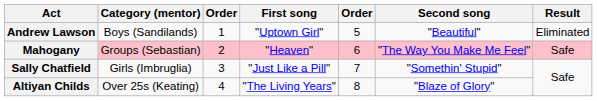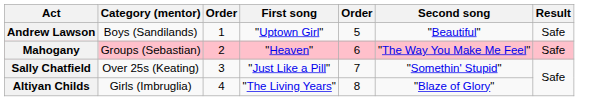(563, 31) Eliminated -> (553, 31) Safe
(151, 68) Girls (Imbruglia) -> (151, 68) Over 25s (Keating)
(151, 86) Over 25s (Keating) -> (151, 86) Girls (Imbruglia)
